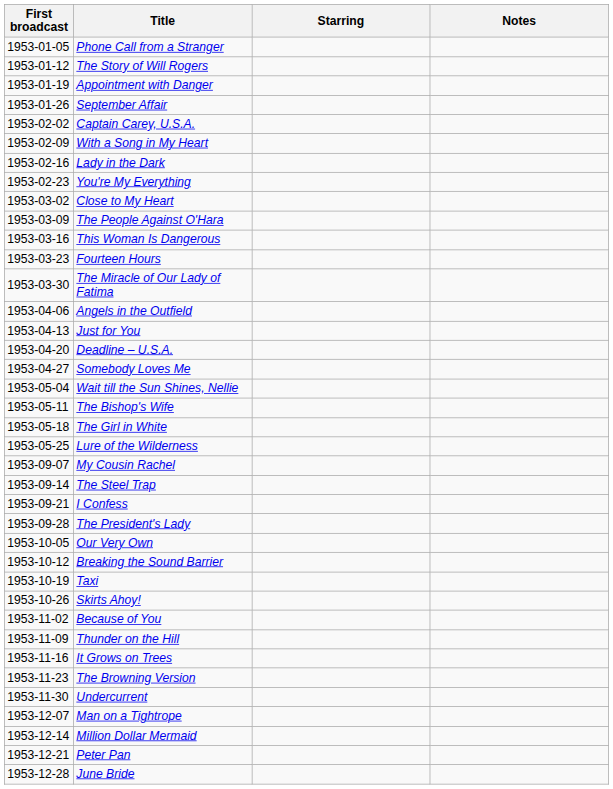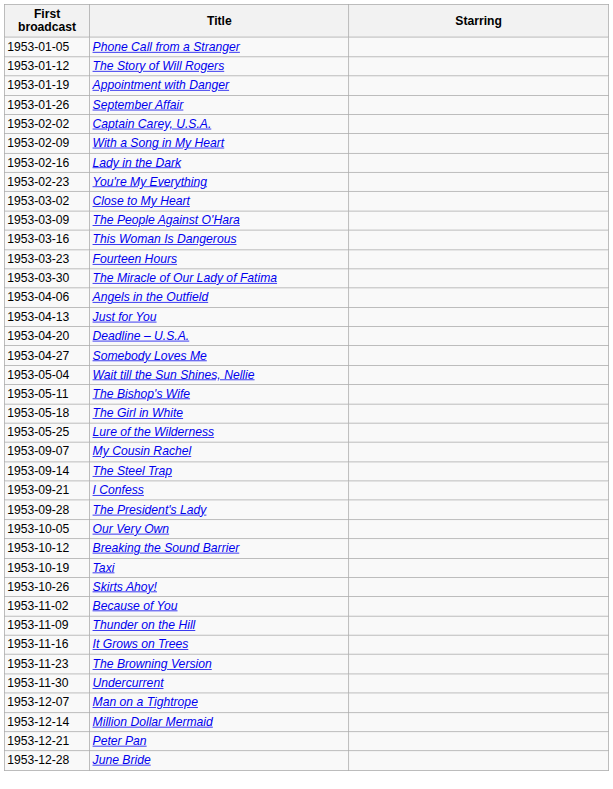- column: (519, 20)
